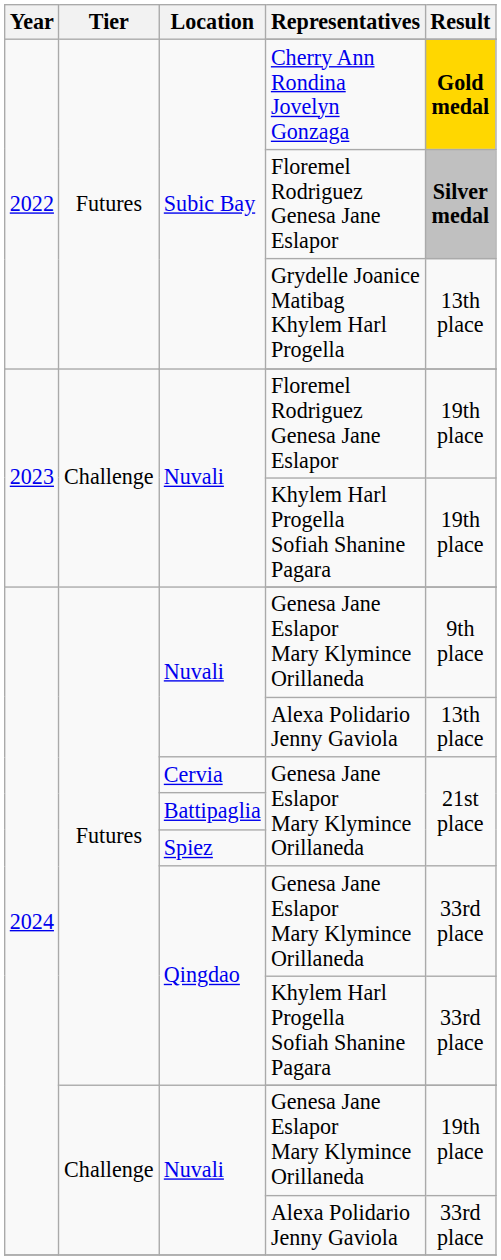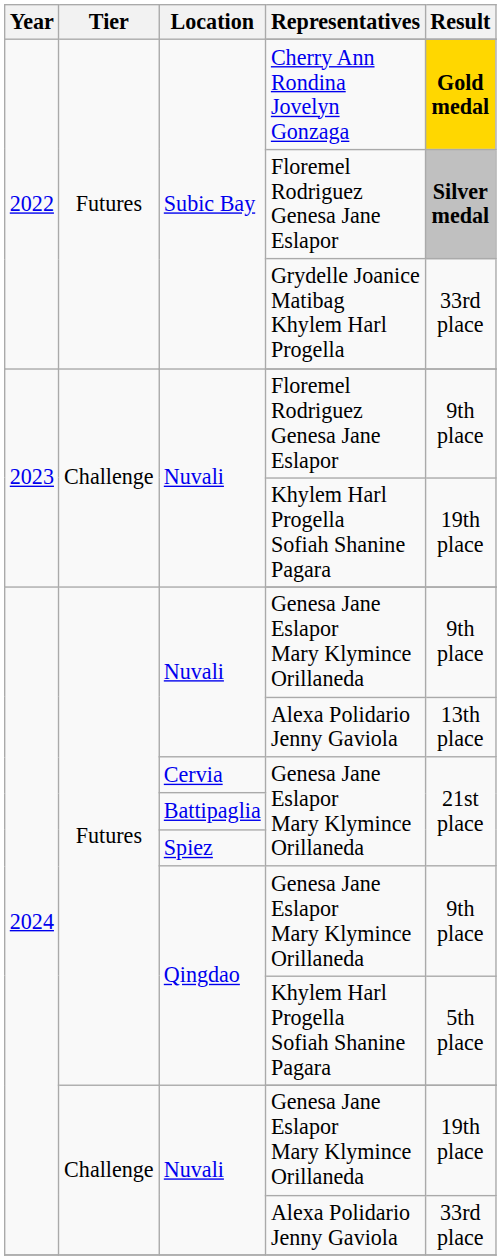(460, 313) 13th place -> (460, 313) 33rd place
(460, 422) 19th place -> (460, 422) 9th place
(460, 920) 33rd place -> (460, 920) 9th place
(460, 1030) 33rd place -> (460, 1030) 5th place
